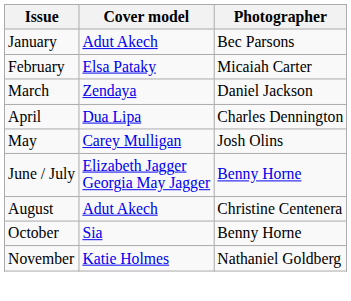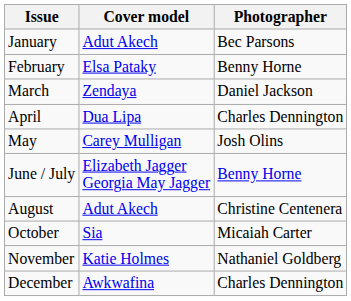(265, 66) Micaiah Carter -> (259, 66) Benny Horne
(259, 233) Benny Horne -> (265, 233) Micaiah Carter
+ row: (40, 283)
